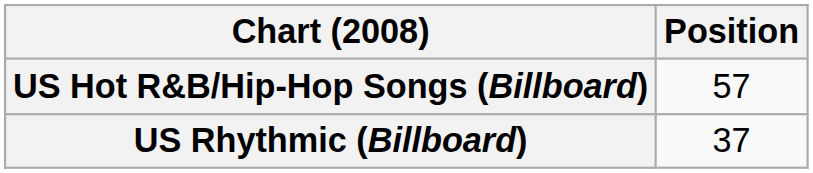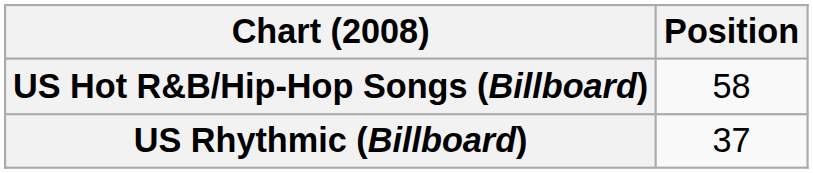(732, 85) 57 -> (732, 85) 58
